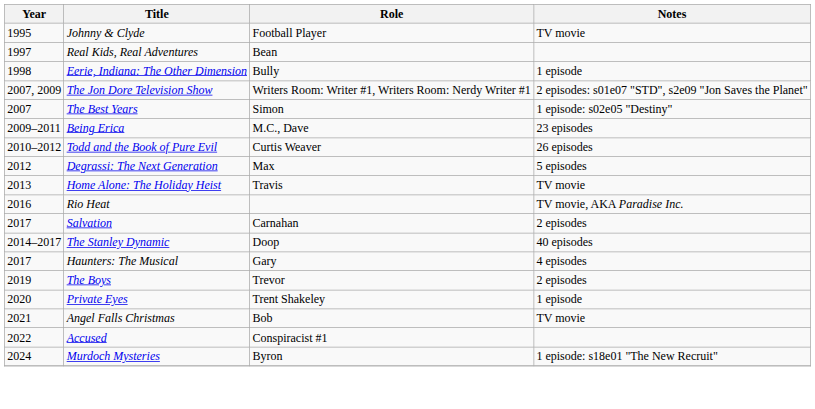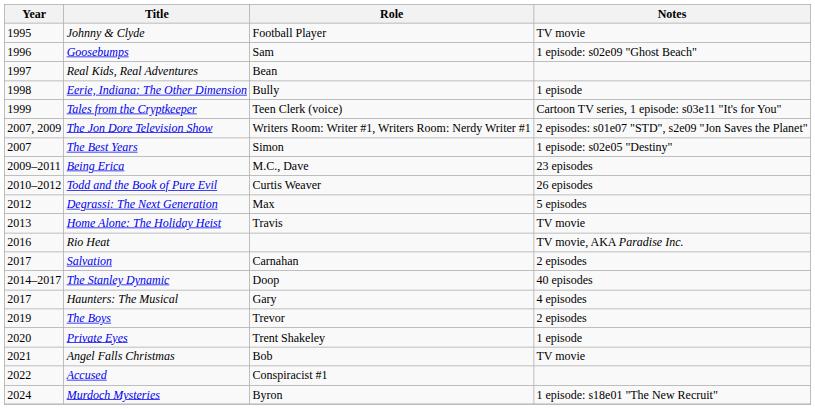+ row: (98, 52)
+ row: (132, 109)
